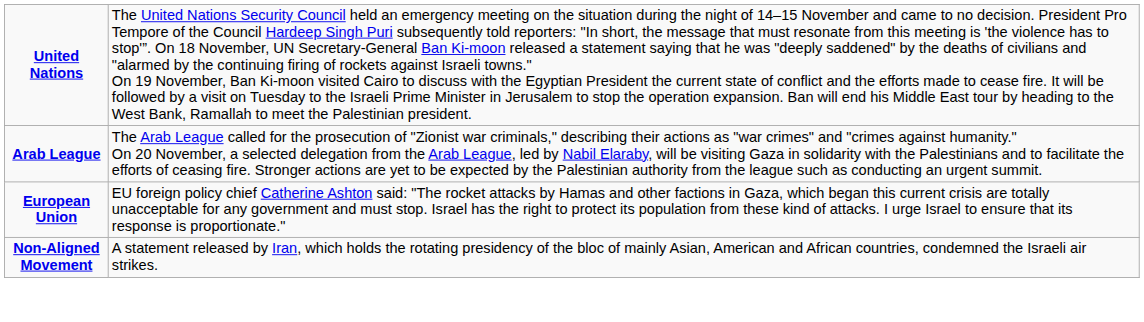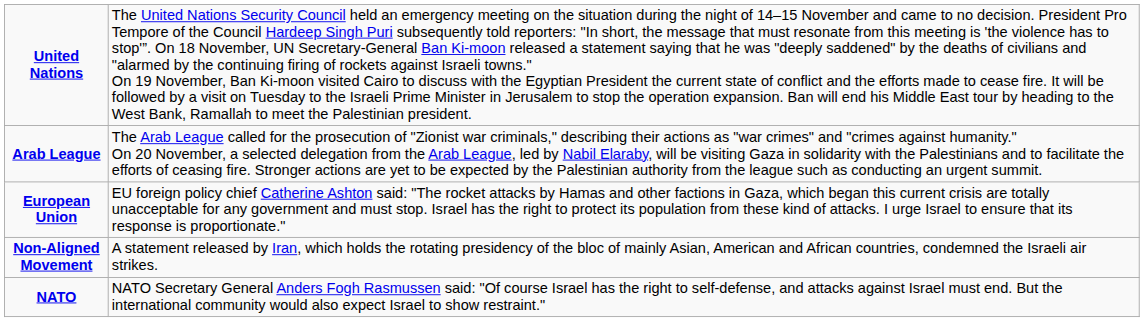+ row: (56, 296)
